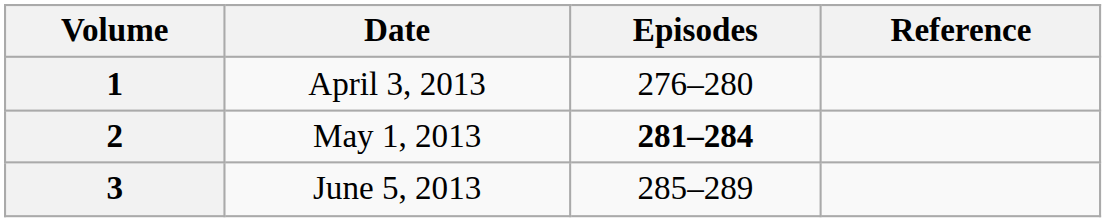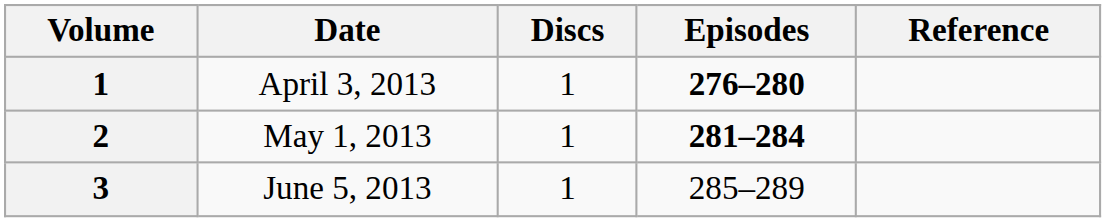+ column: (568, 30)
(695, 83) normal -> (747, 83) bold
